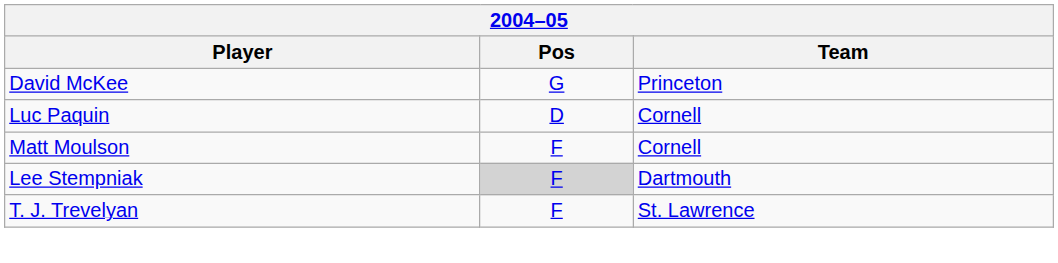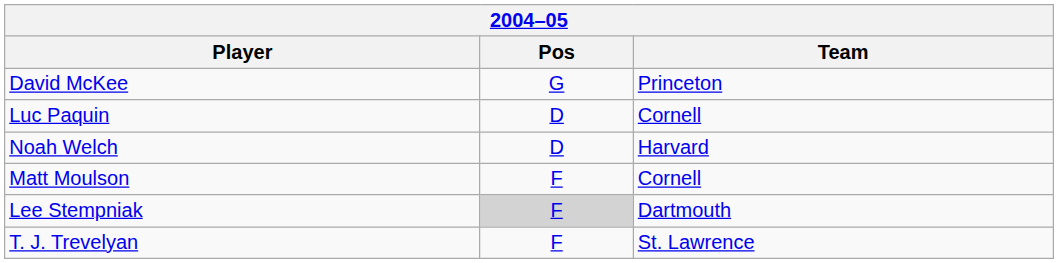+ row: (64, 147)
